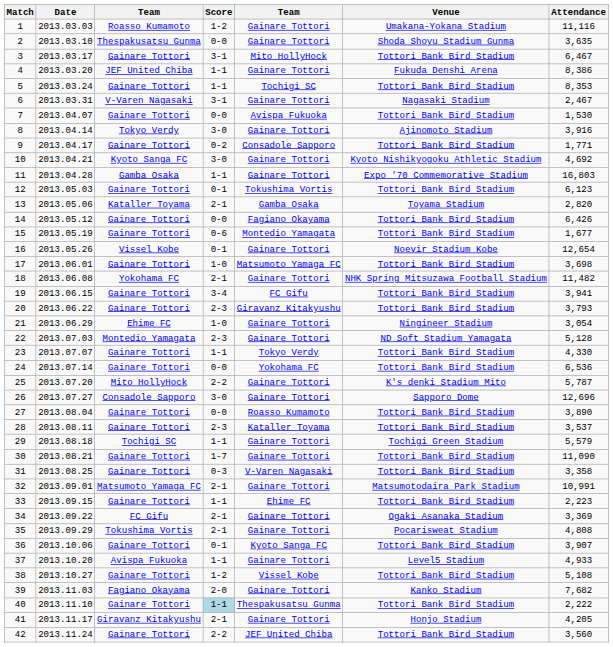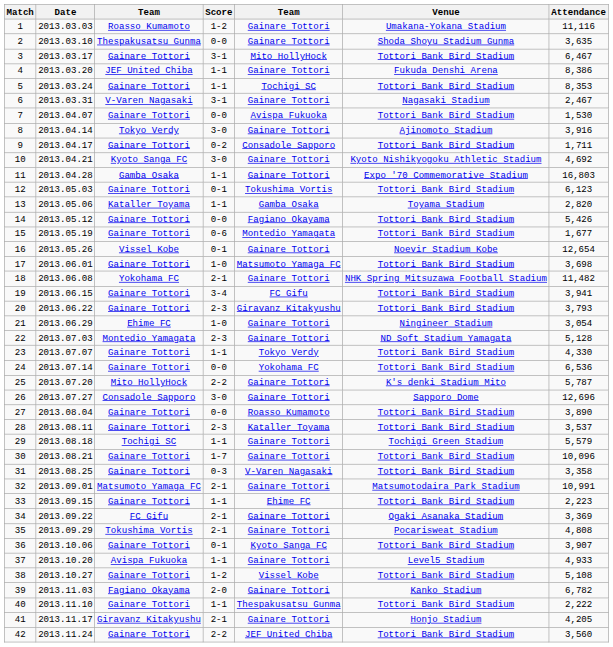(579, 145) 1,771 -> (579, 145) 1,711
(219, 205) 2-1 -> (219, 205) 1-1
(579, 219) 6,426 -> (579, 219) 5,426
(579, 457) 11,090 -> (579, 457) 10,096
(579, 590) 7,682 -> (579, 590) 6,782
(219, 605) lightblue background -> (219, 605) no background
